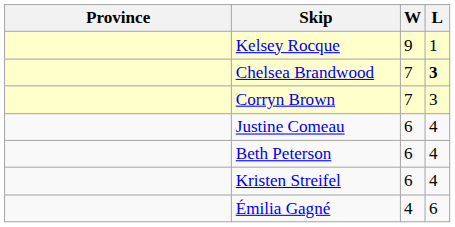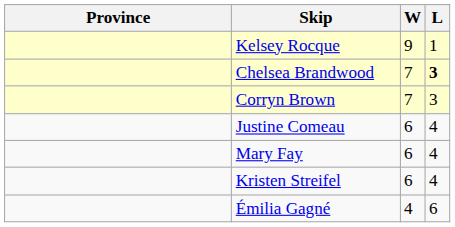- row: (284, 153)
+ row: (269, 153)
